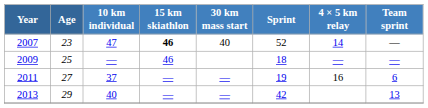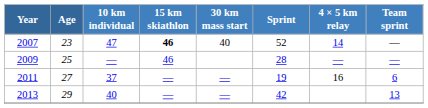(281, 60) 18 -> (281, 60) 28
